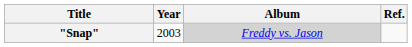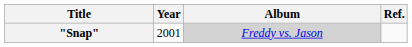(169, 33) 2003 -> (169, 33) 2001
